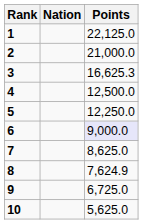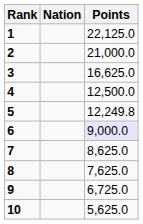(111, 73) 16,625.3 -> (111, 73) 16,625.0
(111, 112) 12,250.0 -> (111, 112) 12,249.8
(108, 170) 7,624.9 -> (108, 170) 7,625.0
